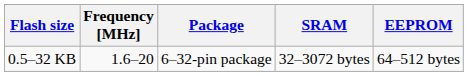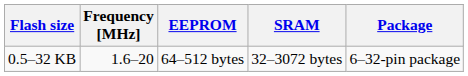columns swapped: (216, 25) <-> (419, 25)
